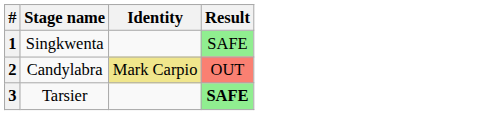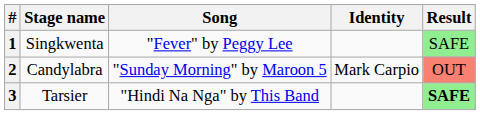+ column: (220, 17)
(155, 69) khaki background -> (377, 69) no background
